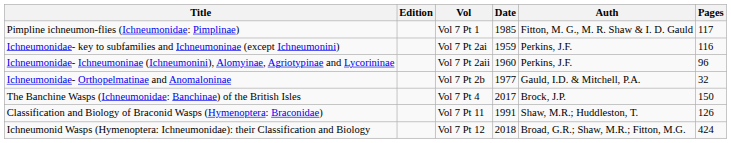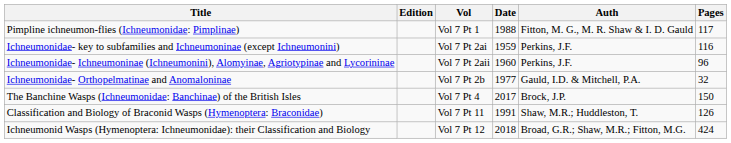(505, 29) 1985 -> (505, 29) 1988
